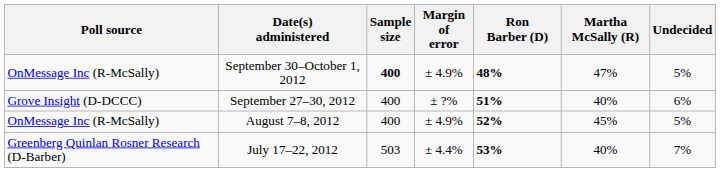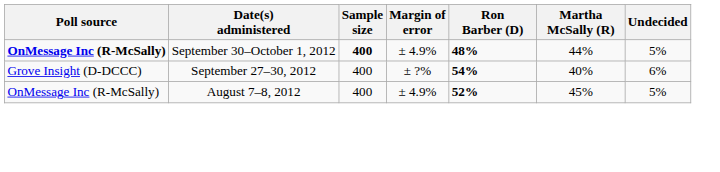(83, 72) normal -> (87, 50) bold
(605, 72) 47% -> (581, 50) 44%
(490, 100) 51% -> (465, 71) 54%
- row: (293, 149)
